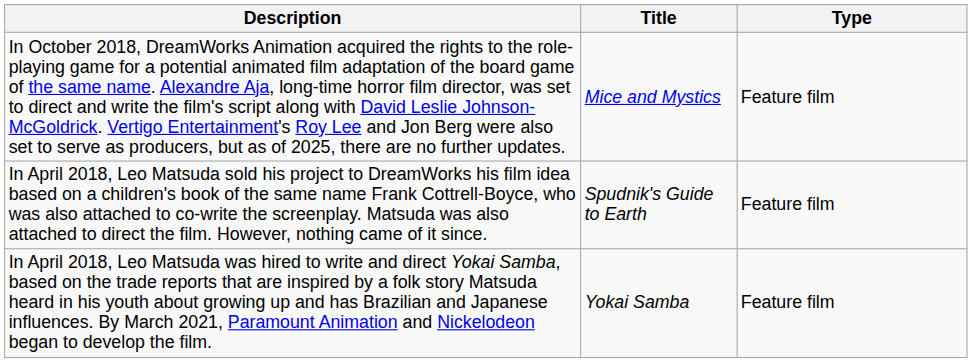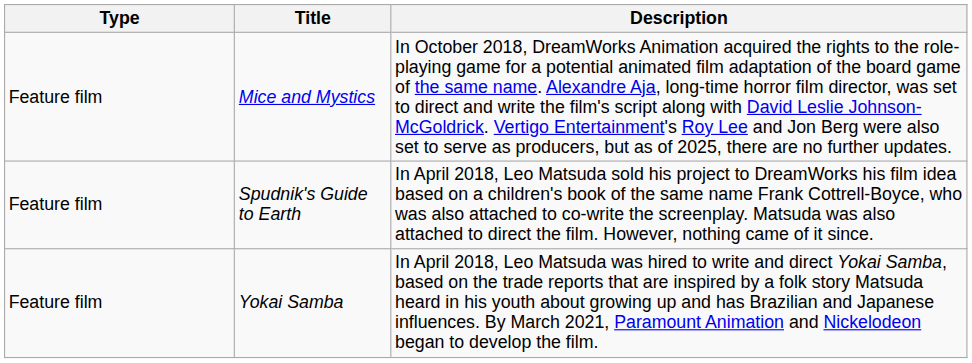columns swapped: (852, 18) <-> (293, 18)
